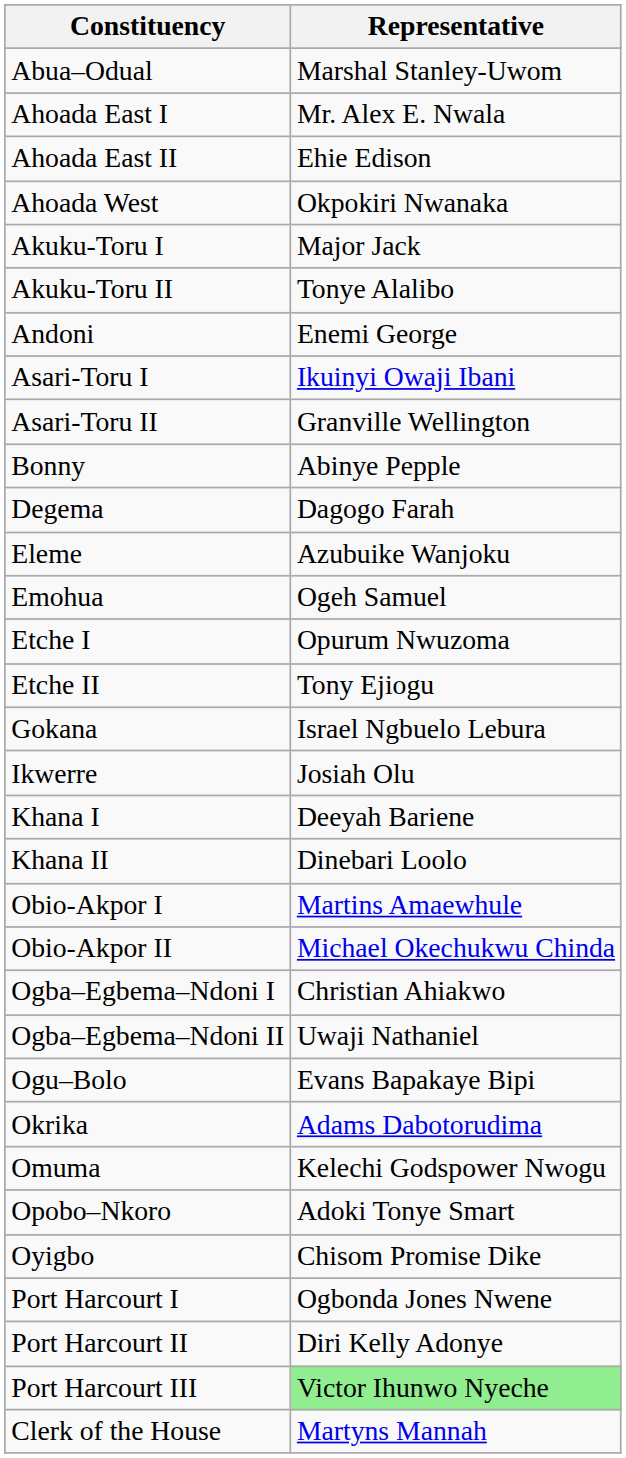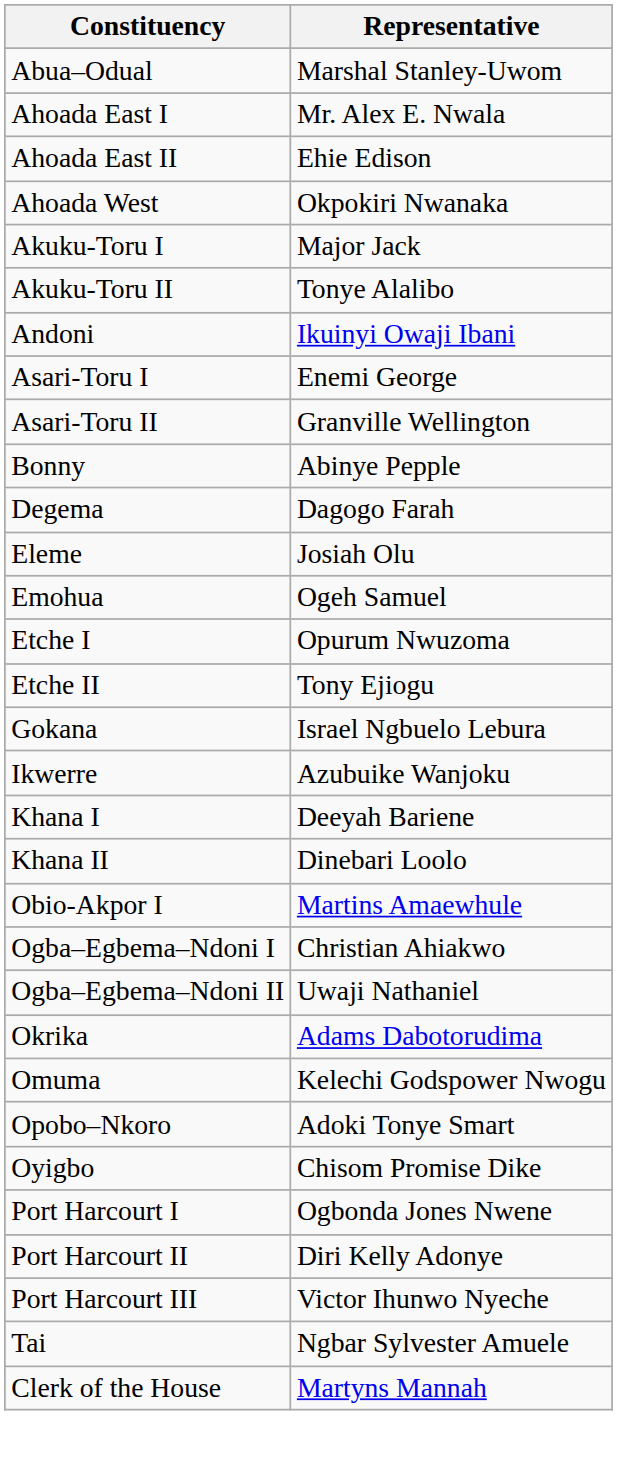(377, 333) Enemi George -> (406, 333) Ikuinyi Owaji Ibani
(406, 377) Ikuinyi Owaji Ibani -> (377, 377) Enemi George
(404, 553) Azubuike Wanjoku -> (356, 553) Josiah Olu
(356, 772) Josiah Olu -> (404, 772) Azubuike Wanjoku
- row: (92, 948)
- row: (69, 1080)
(423, 1387) lightgreen background -> (423, 1299) no background
+ row: (29, 1343)
